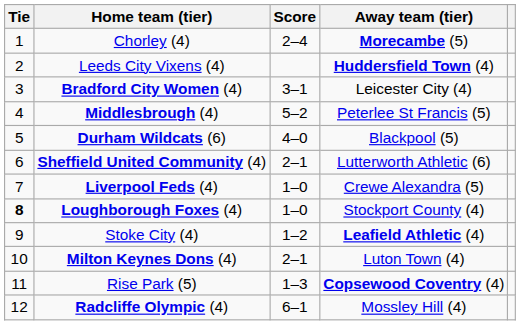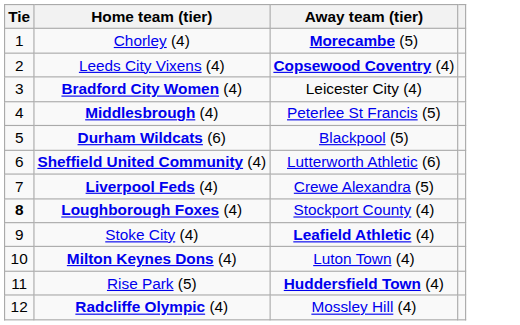- column: (295, 16)
(414, 65) Huddersfield Town (4) -> (364, 65) Copsewood Coventry (4)
(414, 283) Copsewood Coventry (4) -> (364, 283) Huddersfield Town (4)
